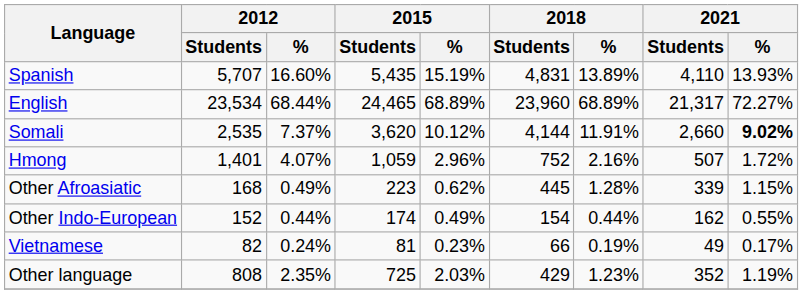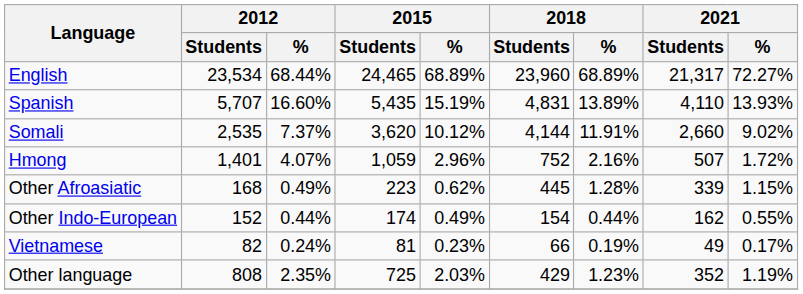rows swapped: (38, 103) <-> (41, 75)
(768, 132) bold -> (768, 132) normal
